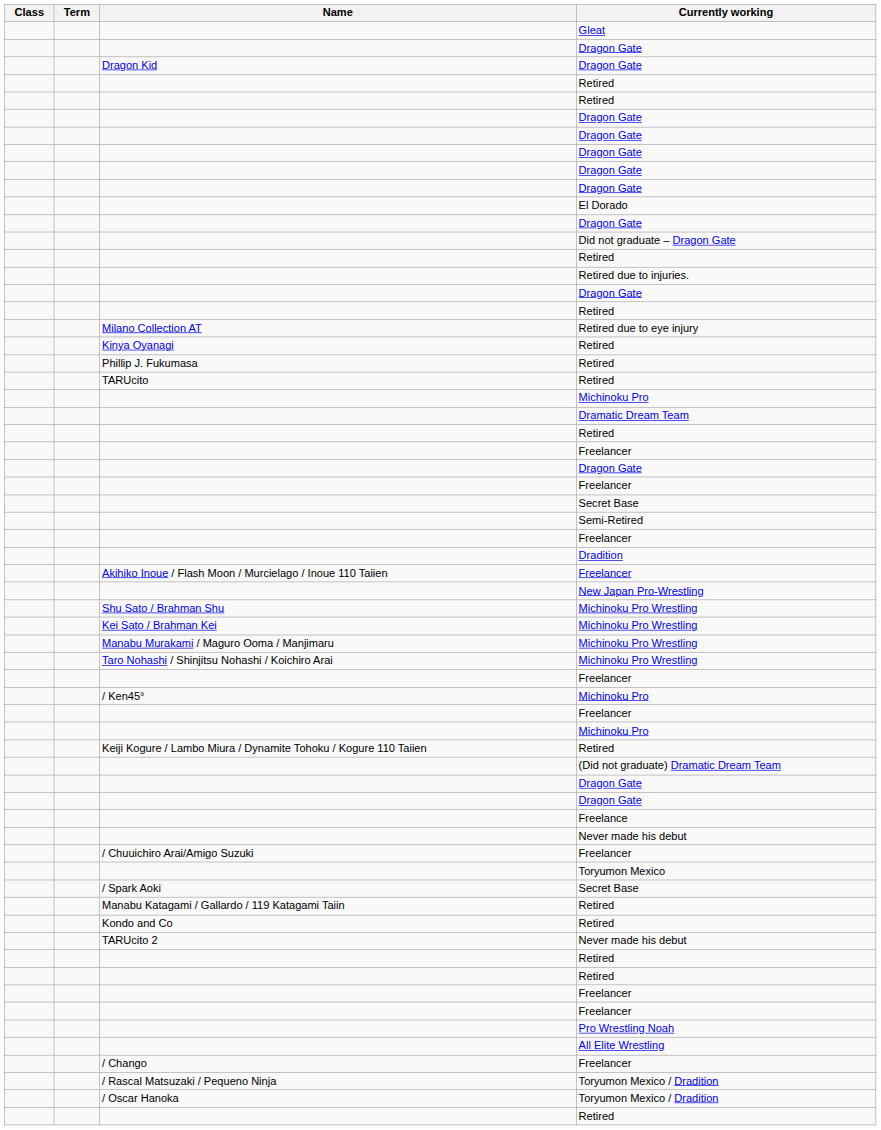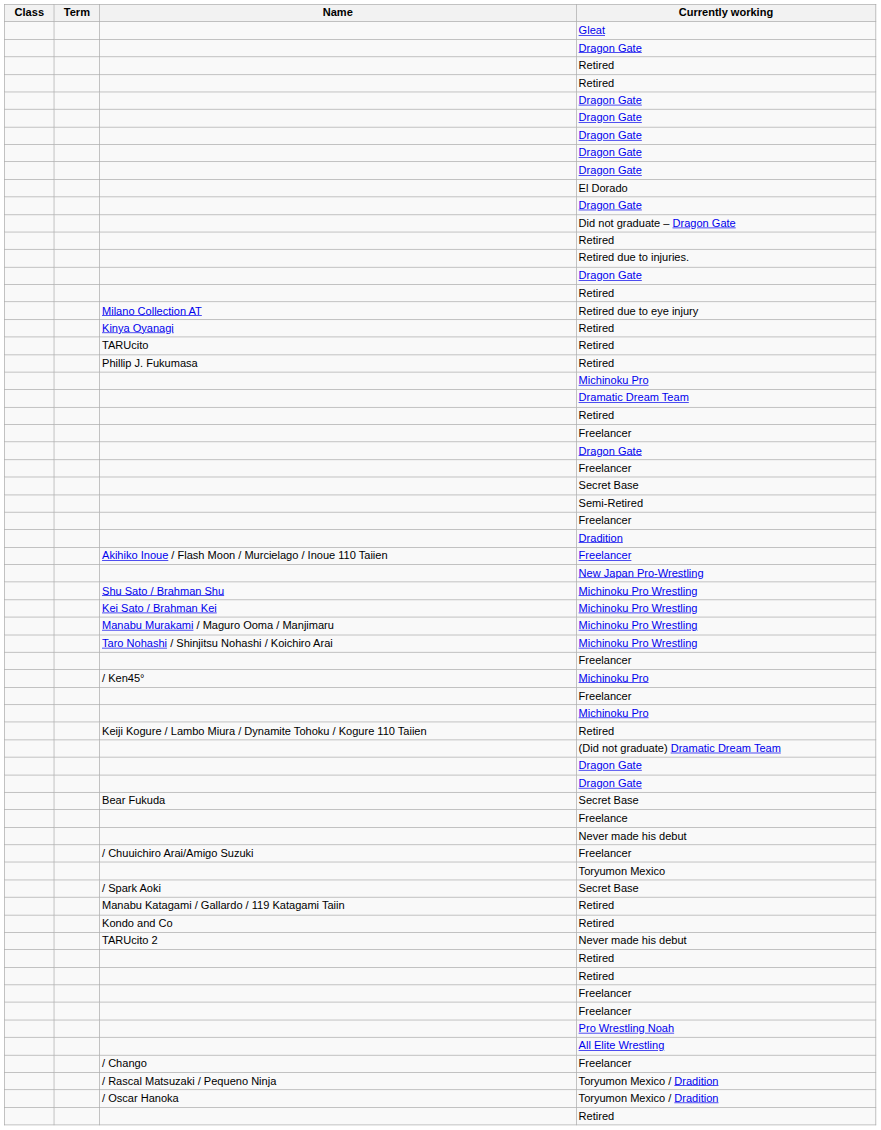- row: (130, 65)
rows swapped: (150, 363) <-> (125, 380)
+ row: (134, 801)
